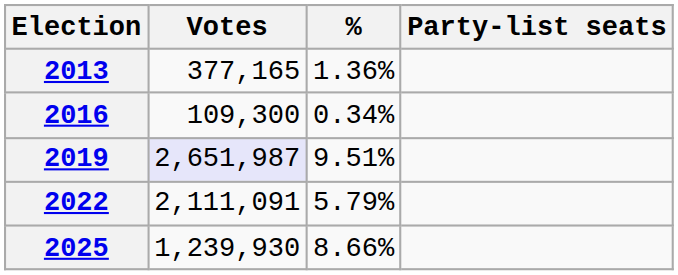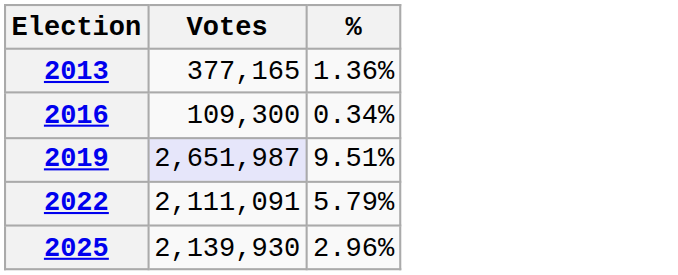- column: (537, 27)
(227, 247) 1,239,930 -> (227, 247) 2,139,930
(354, 247) 8.66% -> (354, 247) 2.96%
